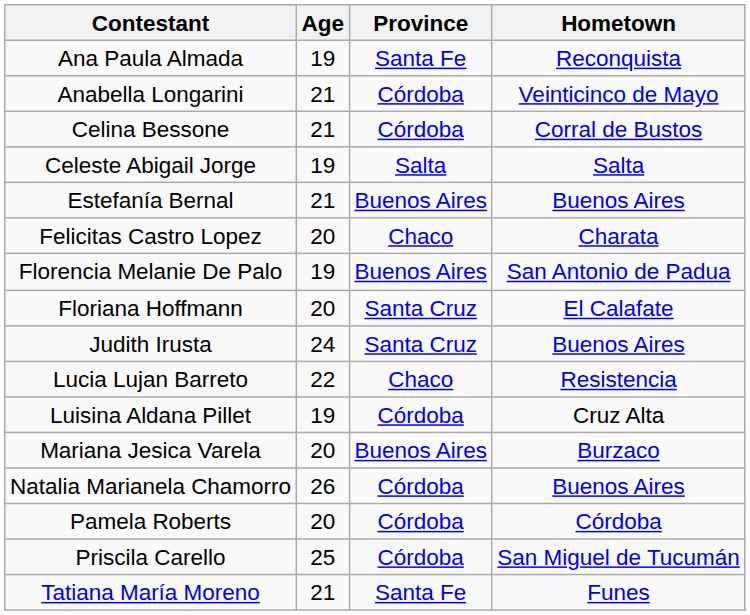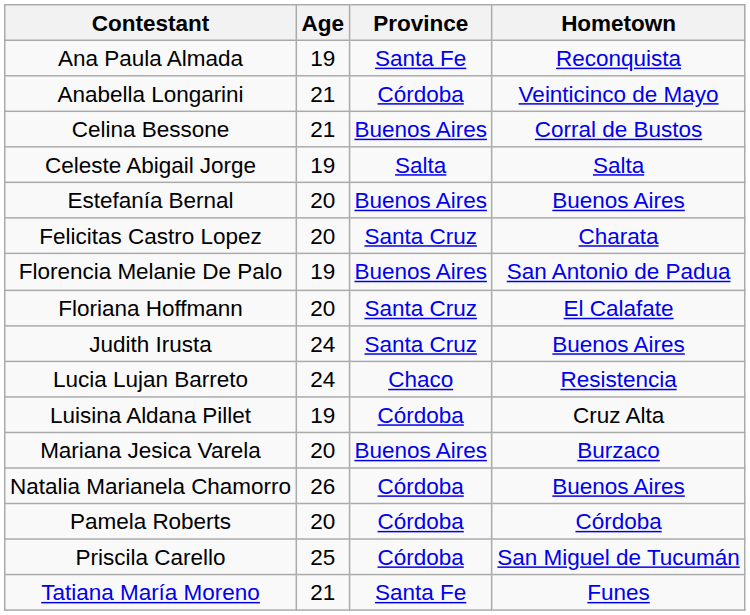(421, 130) Córdoba -> (421, 130) Buenos Aires
(323, 201) 21 -> (323, 201) 20
(421, 236) Chaco -> (421, 236) Santa Cruz
(323, 379) 22 -> (323, 379) 24
